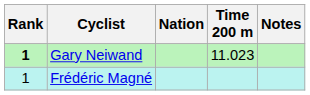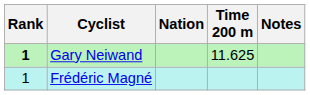(233, 55) 11.023 -> (233, 55) 11.625
